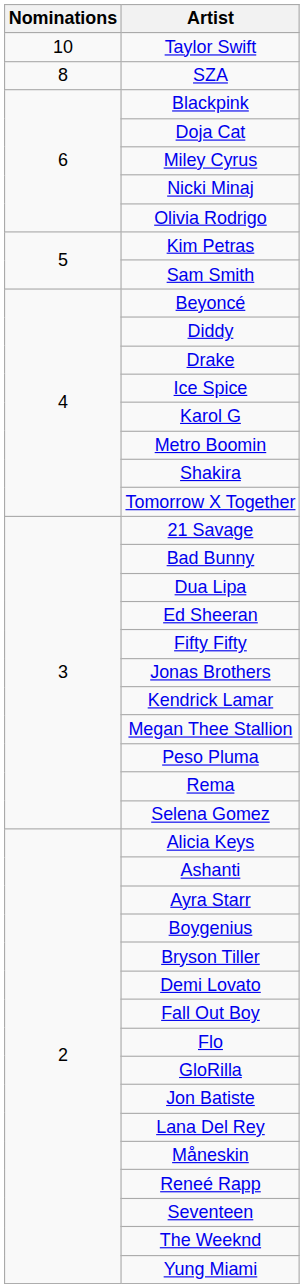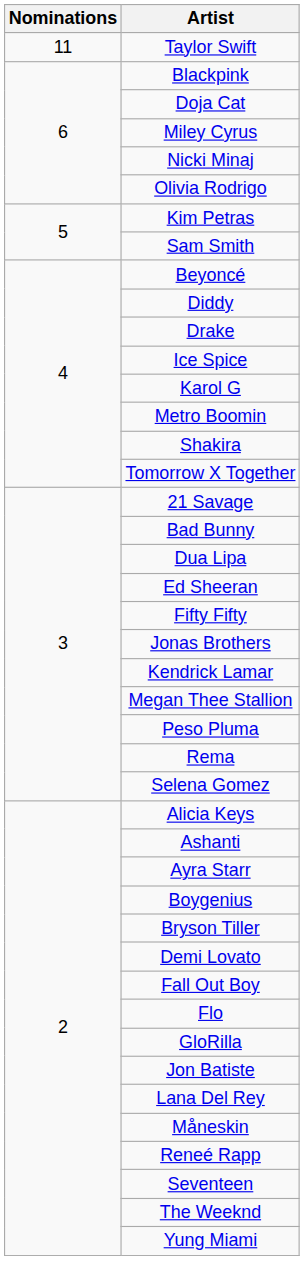(63, 47) 10 -> (63, 47) 11
- row: (210, 75)
